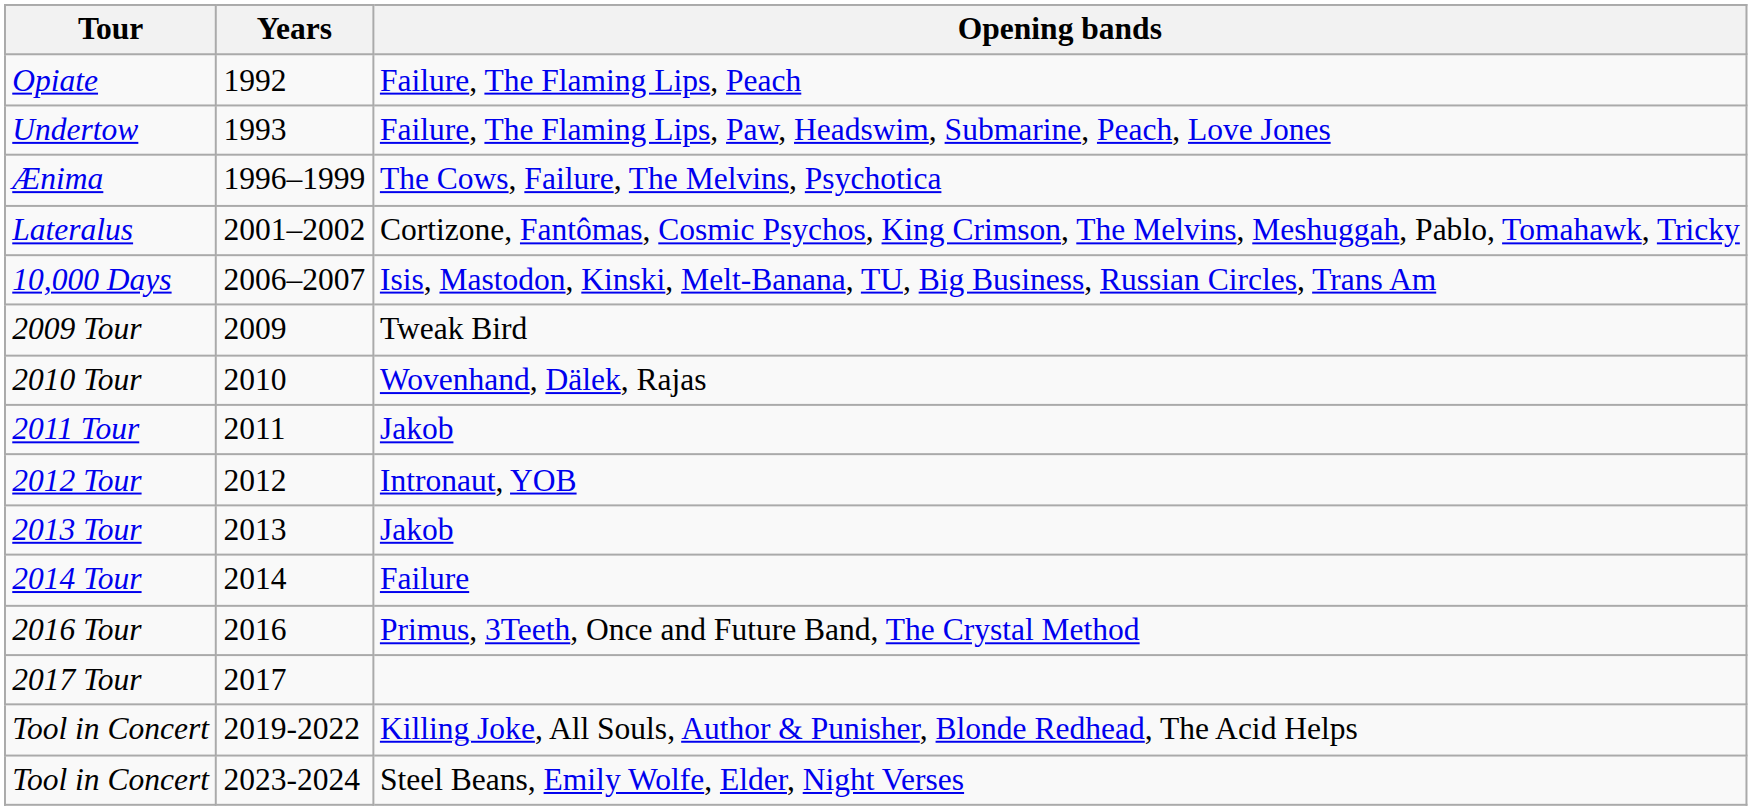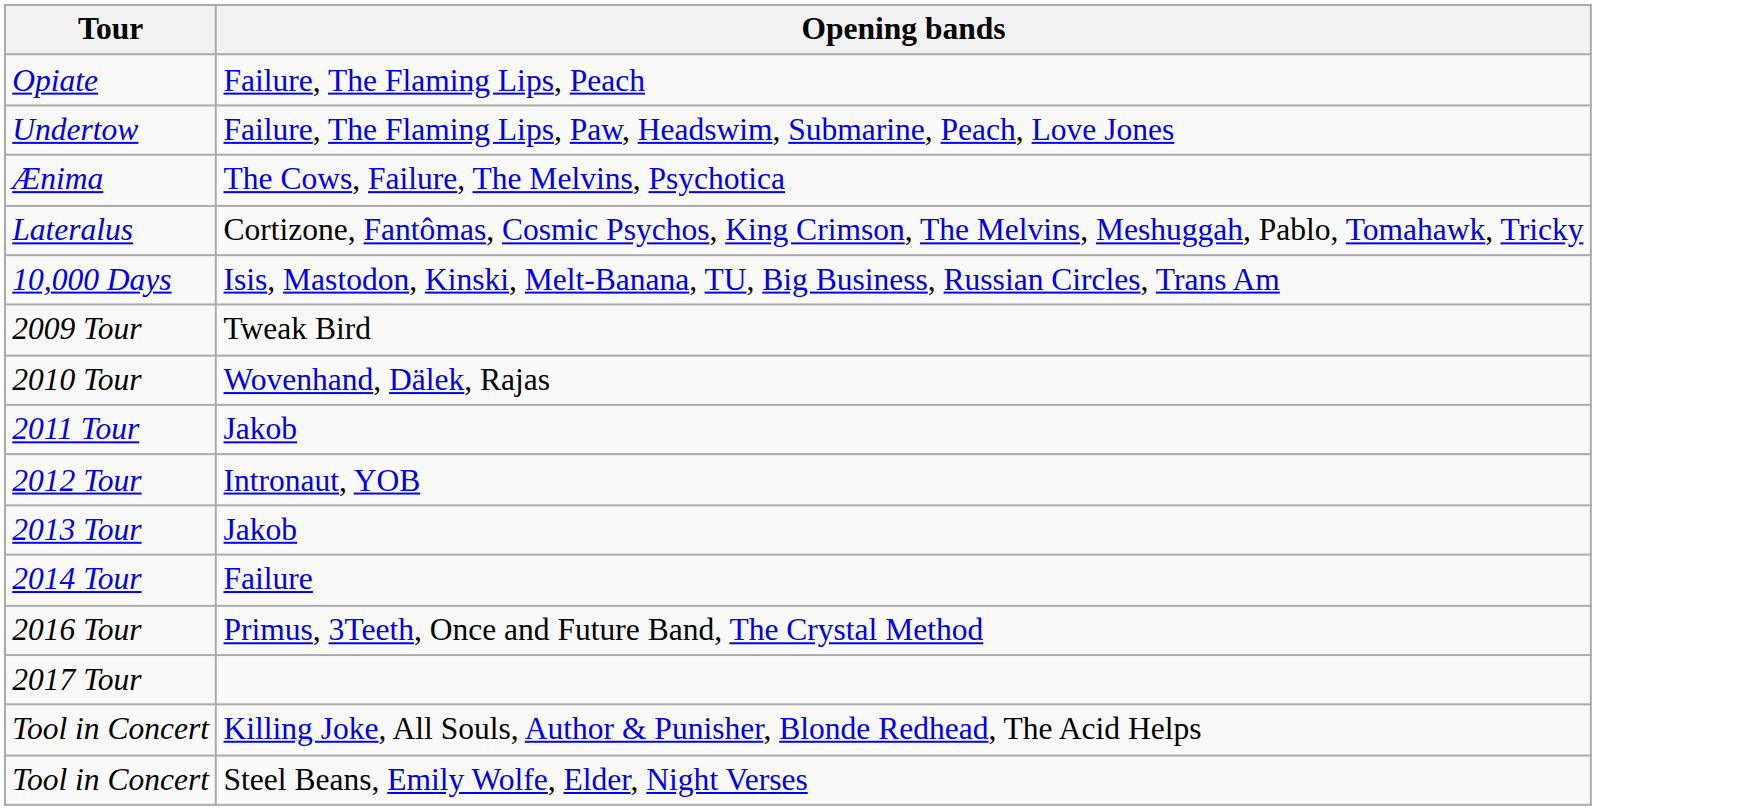- column: (294, 29)
